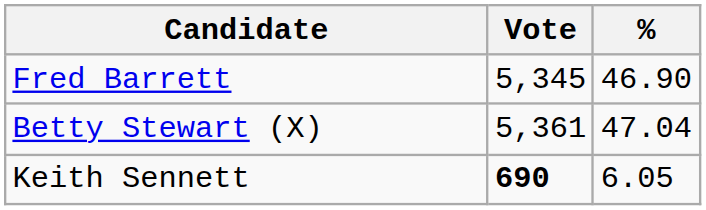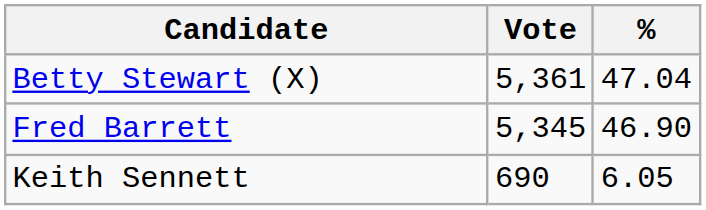rows swapped: (168, 129) <-> (122, 80)
(522, 179) bold -> (522, 179) normal
